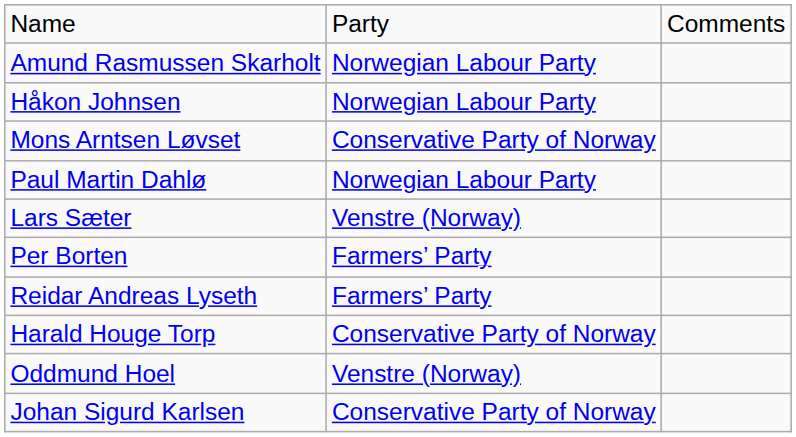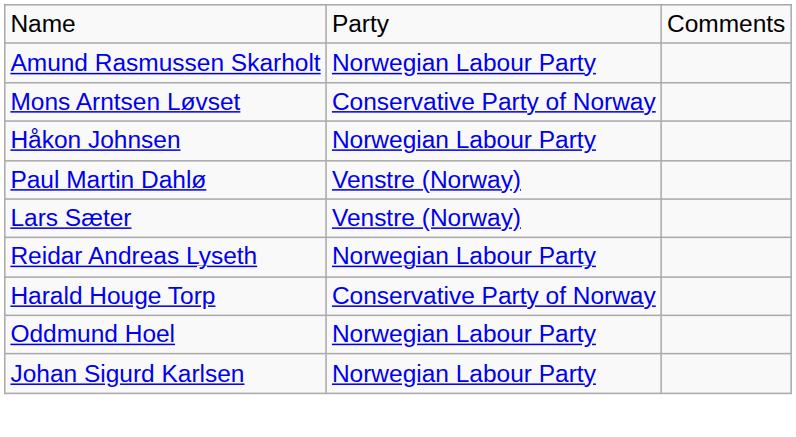rows swapped: (95, 101) <-> (125, 140)
(464, 179) Norwegian Labour Party -> (426, 179) Venstre (Norway)
- row: (69, 256)
(412, 295) Farmers’ Party -> (464, 256) Norwegian Labour Party
(426, 373) Venstre (Norway) -> (464, 334) Norwegian Labour Party
(494, 412) Conservative Party of Norway -> (464, 373) Norwegian Labour Party
